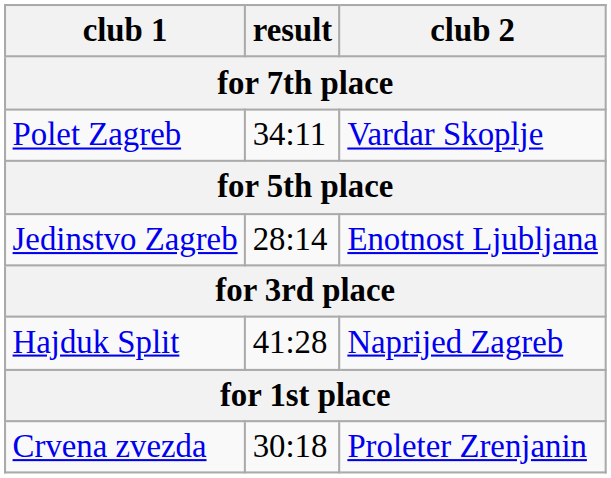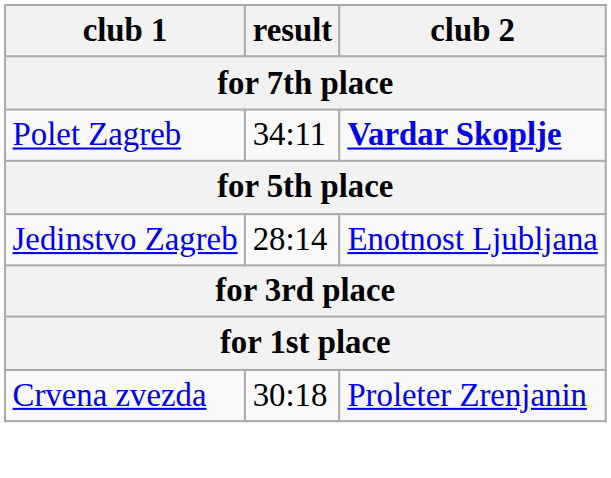(445, 134) normal -> (454, 134) bold
- row: (96, 342)
